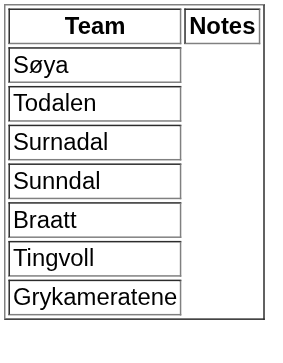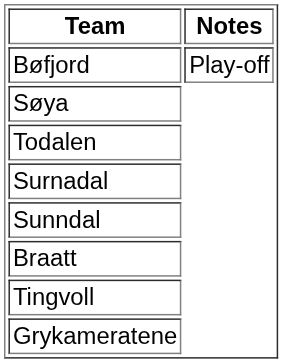+ row: (51, 64)
